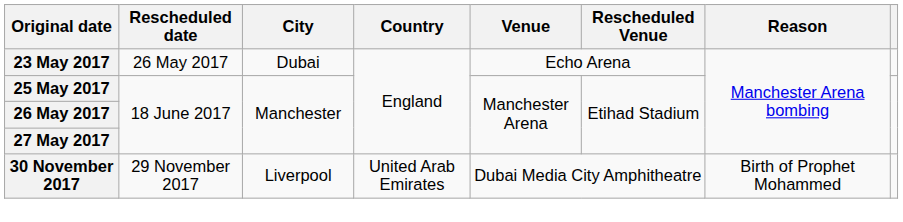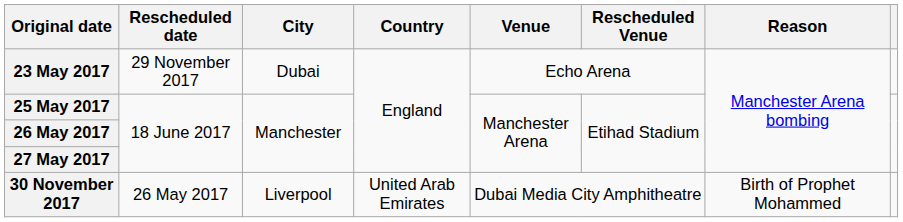(181, 62) 26 May 2017 -> (181, 71) 29 November 2017
(181, 176) 29 November 2017 -> (181, 194) 26 May 2017
